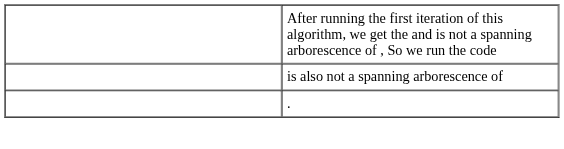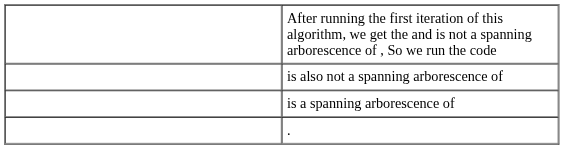+ row: (371, 103)
